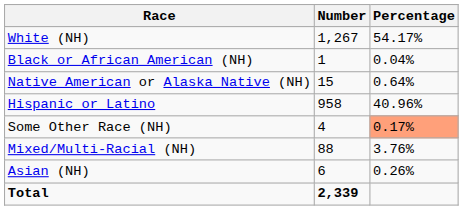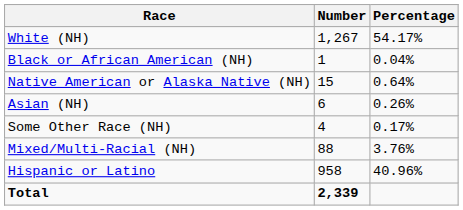rows swapped: (49, 171) <-> (82, 105)
(394, 127) lightsalmon background -> (394, 127) no background
